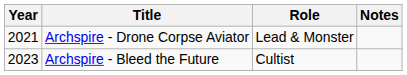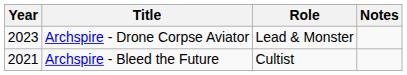(23, 37) 2021 -> (23, 37) 2023
(23, 59) 2023 -> (23, 59) 2021
